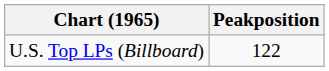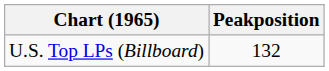(266, 50) 122 -> (266, 50) 132
